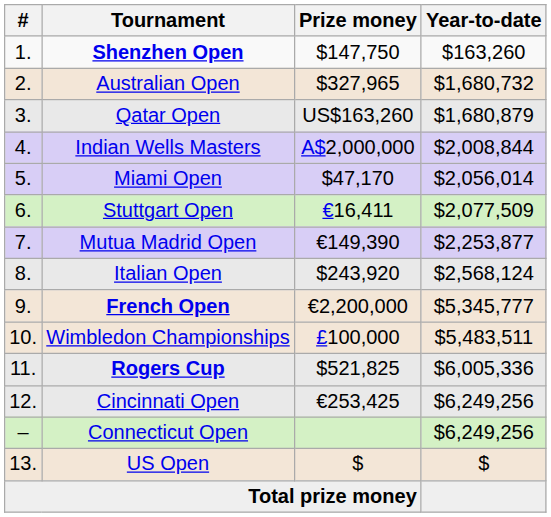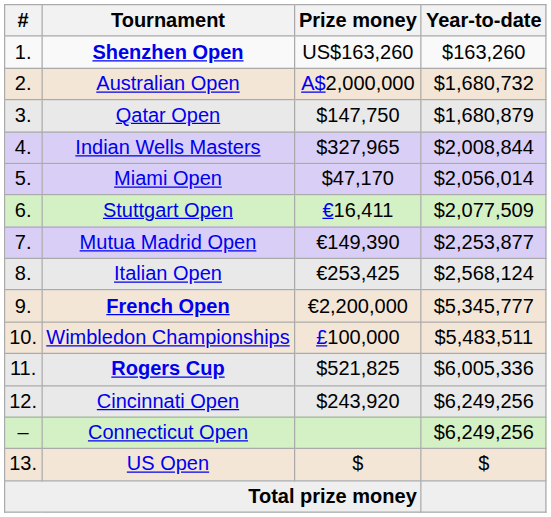(358, 52) $147,750 -> (358, 52) US$163,260
(358, 83) $327,965 -> (358, 83) A$2,000,000
(358, 115) US$163,260 -> (358, 115) $147,750
(358, 147) A$2,000,000 -> (358, 147) $327,965
(358, 274) $243,920 -> (358, 274) €253,425
(358, 400) €253,425 -> (358, 400) $243,920
